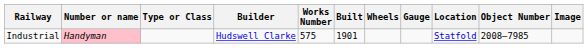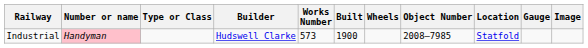columns swapped: (416, 17) <-> (515, 17)
(308, 36) 575 -> (308, 36) 573
(347, 36) 1901 -> (347, 36) 1900
